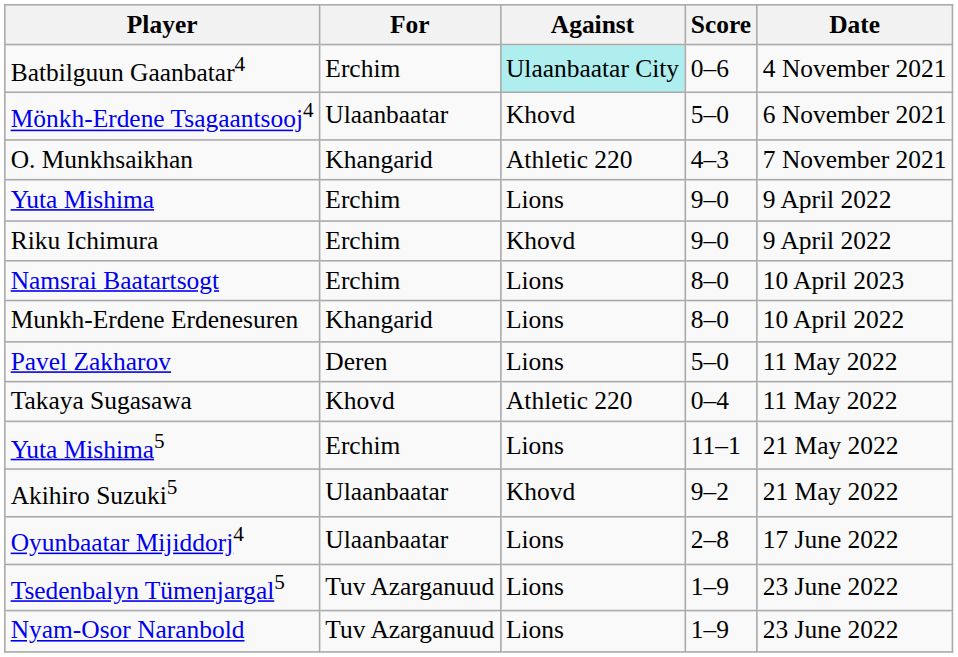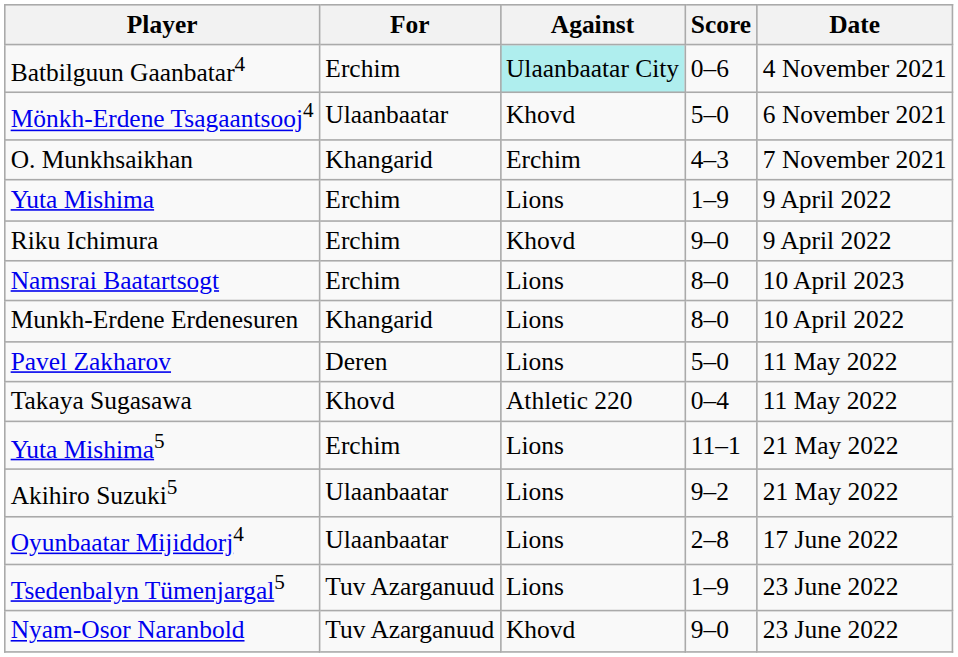(569, 159) Athletic 220 -> (543, 159) Erchim
(710, 199) 9–0 -> (710, 199) 1–9
(541, 492) Khovd -> (535, 492) Lions
(535, 630) Lions -> (541, 630) Khovd
(710, 630) 1–9 -> (710, 630) 9–0
